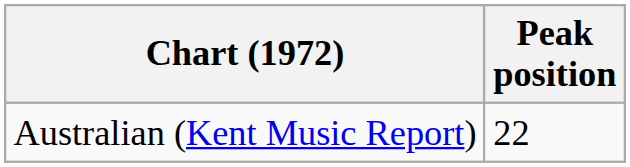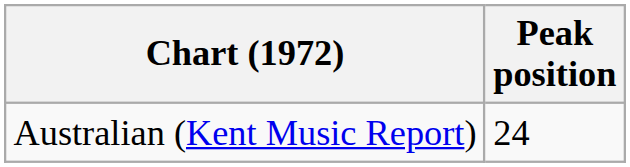(511, 131) 22 -> (511, 131) 24
